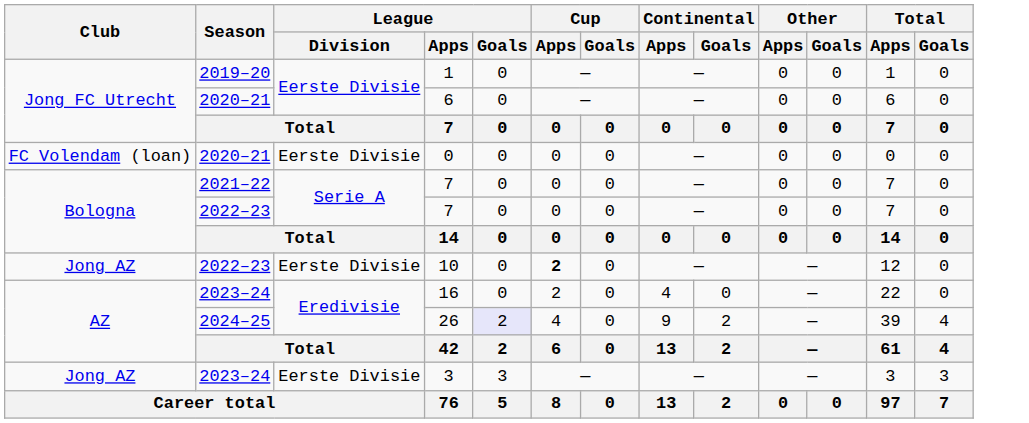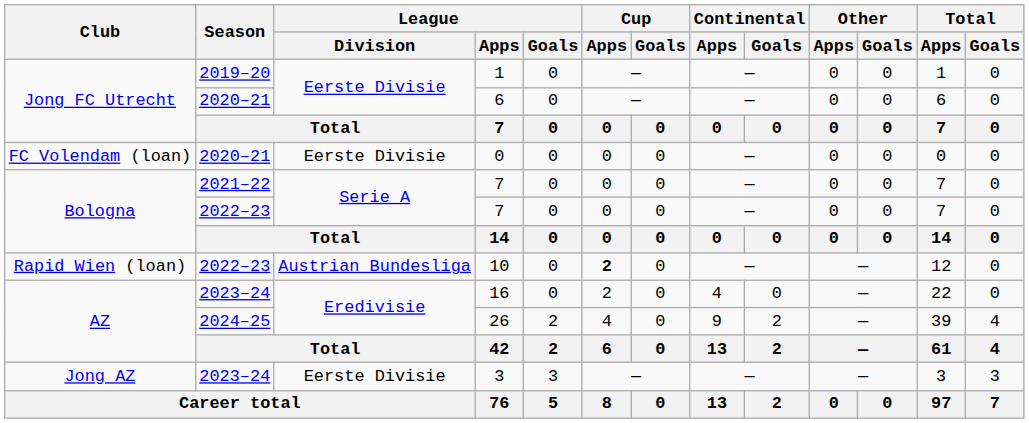(100, 266) Jong AZ -> (100, 266) Rapid Wien (loan)
(349, 266) Eerste Divisie -> (375, 266) Austrian Bundesliga
(502, 321) lavender background -> (553, 321) no background
